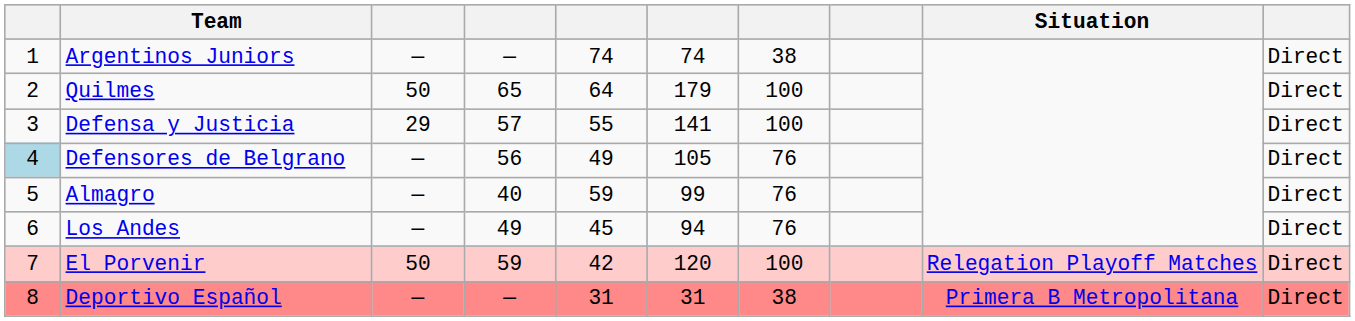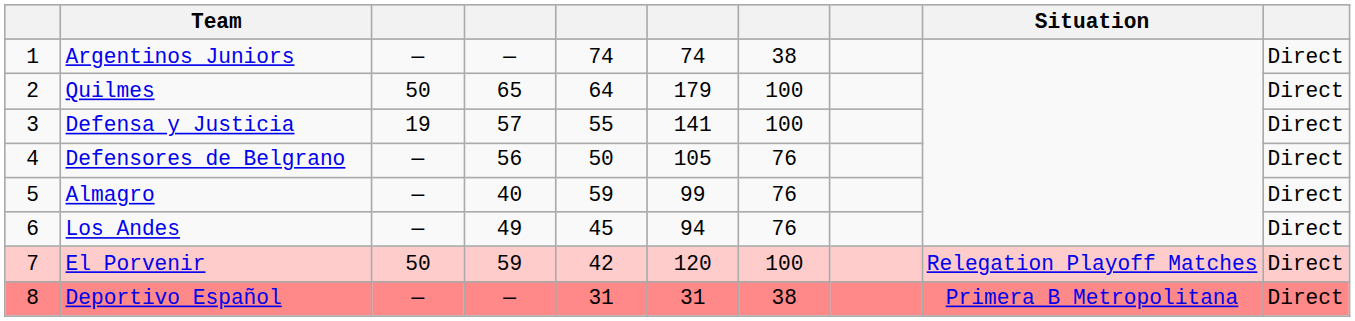(418, 126) 29 -> (418, 126) 19
(33, 160) lightblue background -> (33, 160) no background
(601, 160) 49 -> (601, 160) 50
